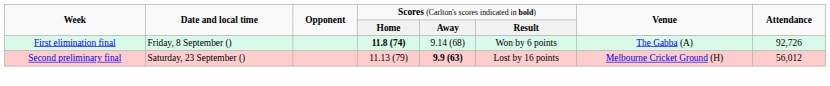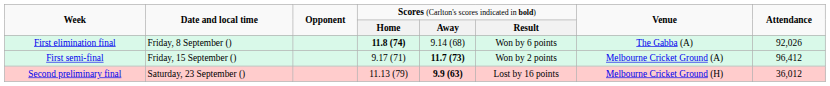(789, 43) 92,726 -> (789, 43) 92,026
+ row: (75, 58)
(789, 58) 56,012 -> (789, 74) 36,012
